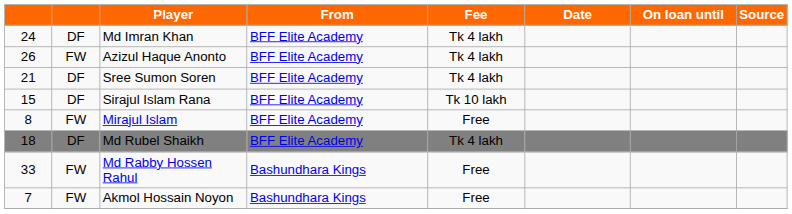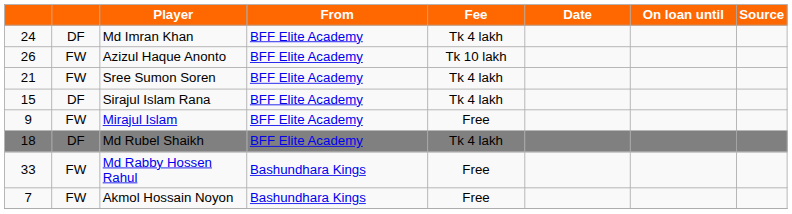(476, 57) Tk 4 lakh -> (476, 57) Tk 10 lakh
(76, 78) DF -> (76, 78) FW
(476, 99) Tk 10 lakh -> (476, 99) Tk 4 lakh
(28, 120) 8 -> (28, 120) 9
